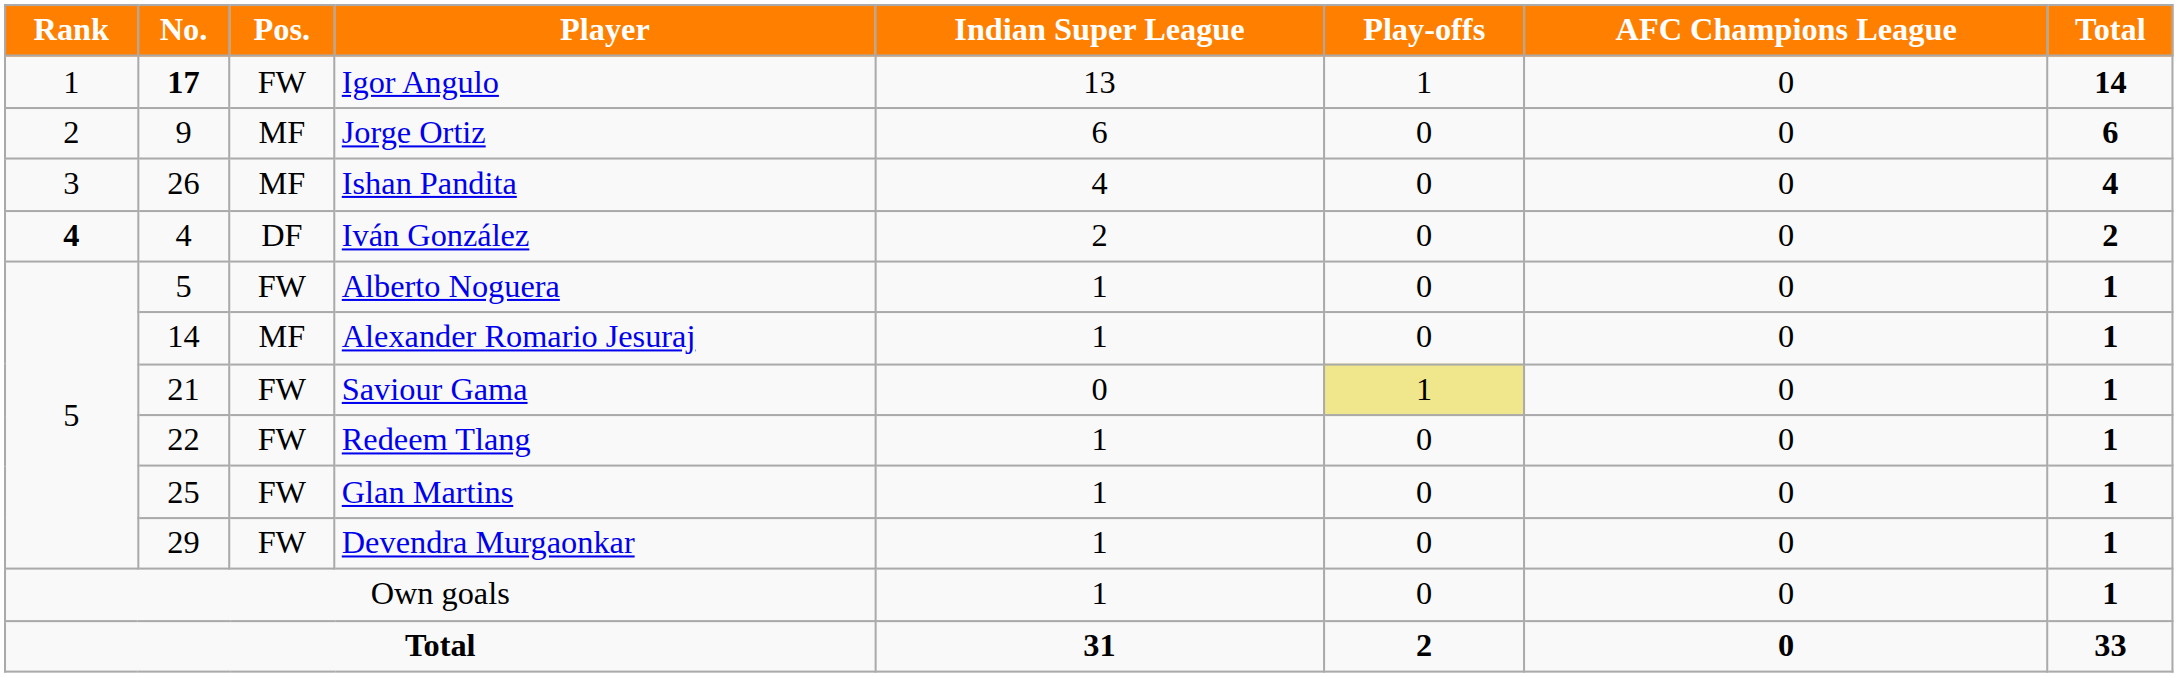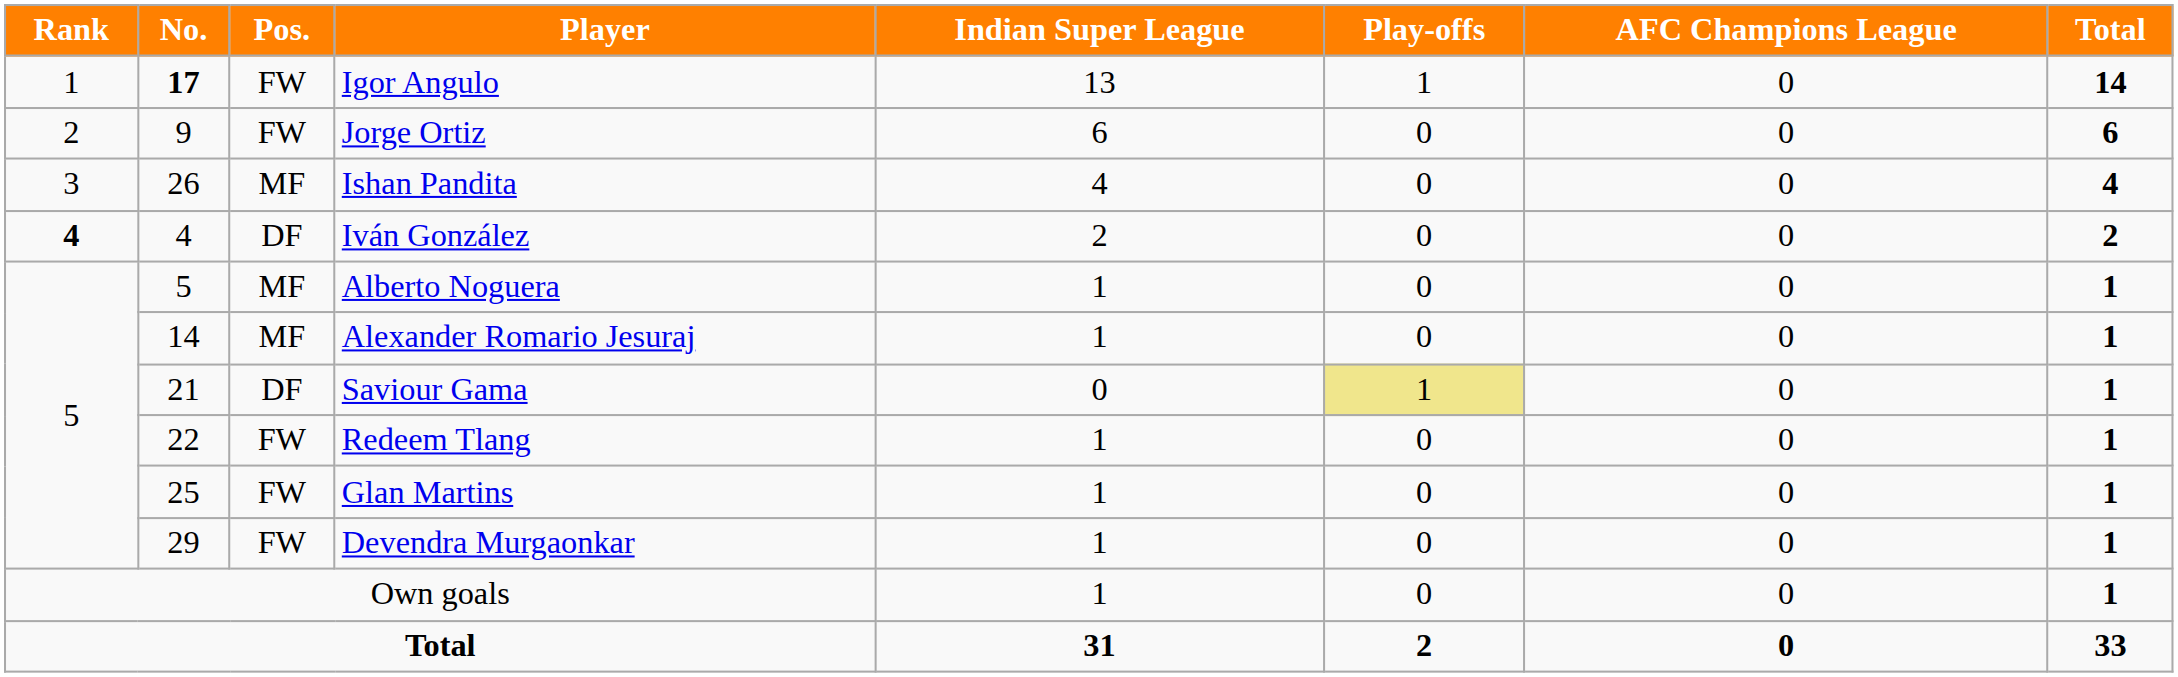(282, 132) MF -> (282, 132) FW
(282, 286) FW -> (282, 286) MF
(282, 388) FW -> (282, 388) DF
